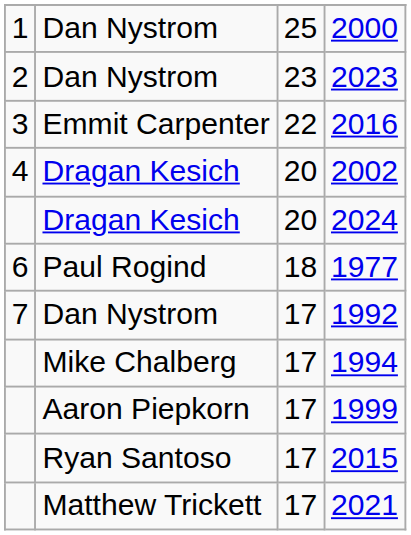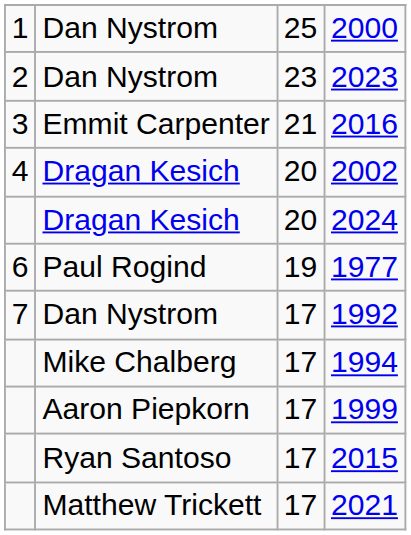(300, 123) 22 -> (300, 123) 21
(300, 266) 18 -> (300, 266) 19
